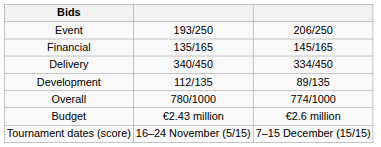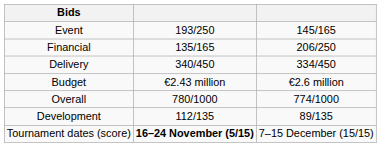(313, 30) 206/250 -> (316, 30) 145/165
(313, 47) 145/165 -> (316, 47) 206/250
rows swapped: (69, 82) <-> (69, 116)
(193, 133) normal -> (195, 133) bold
